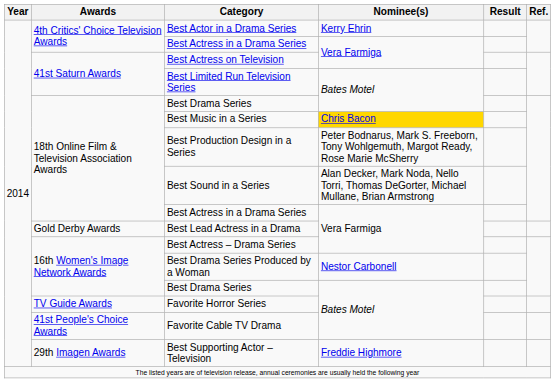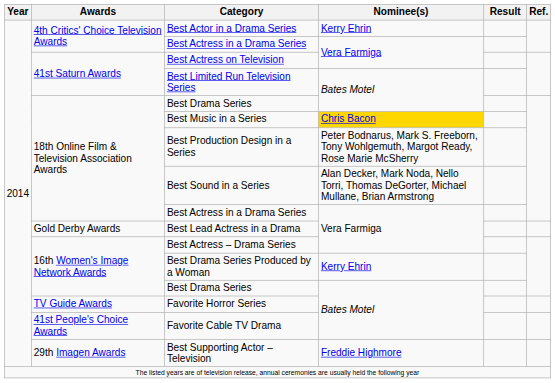(359, 266) Nestor Carbonell -> (346, 266) Kerry Ehrin
